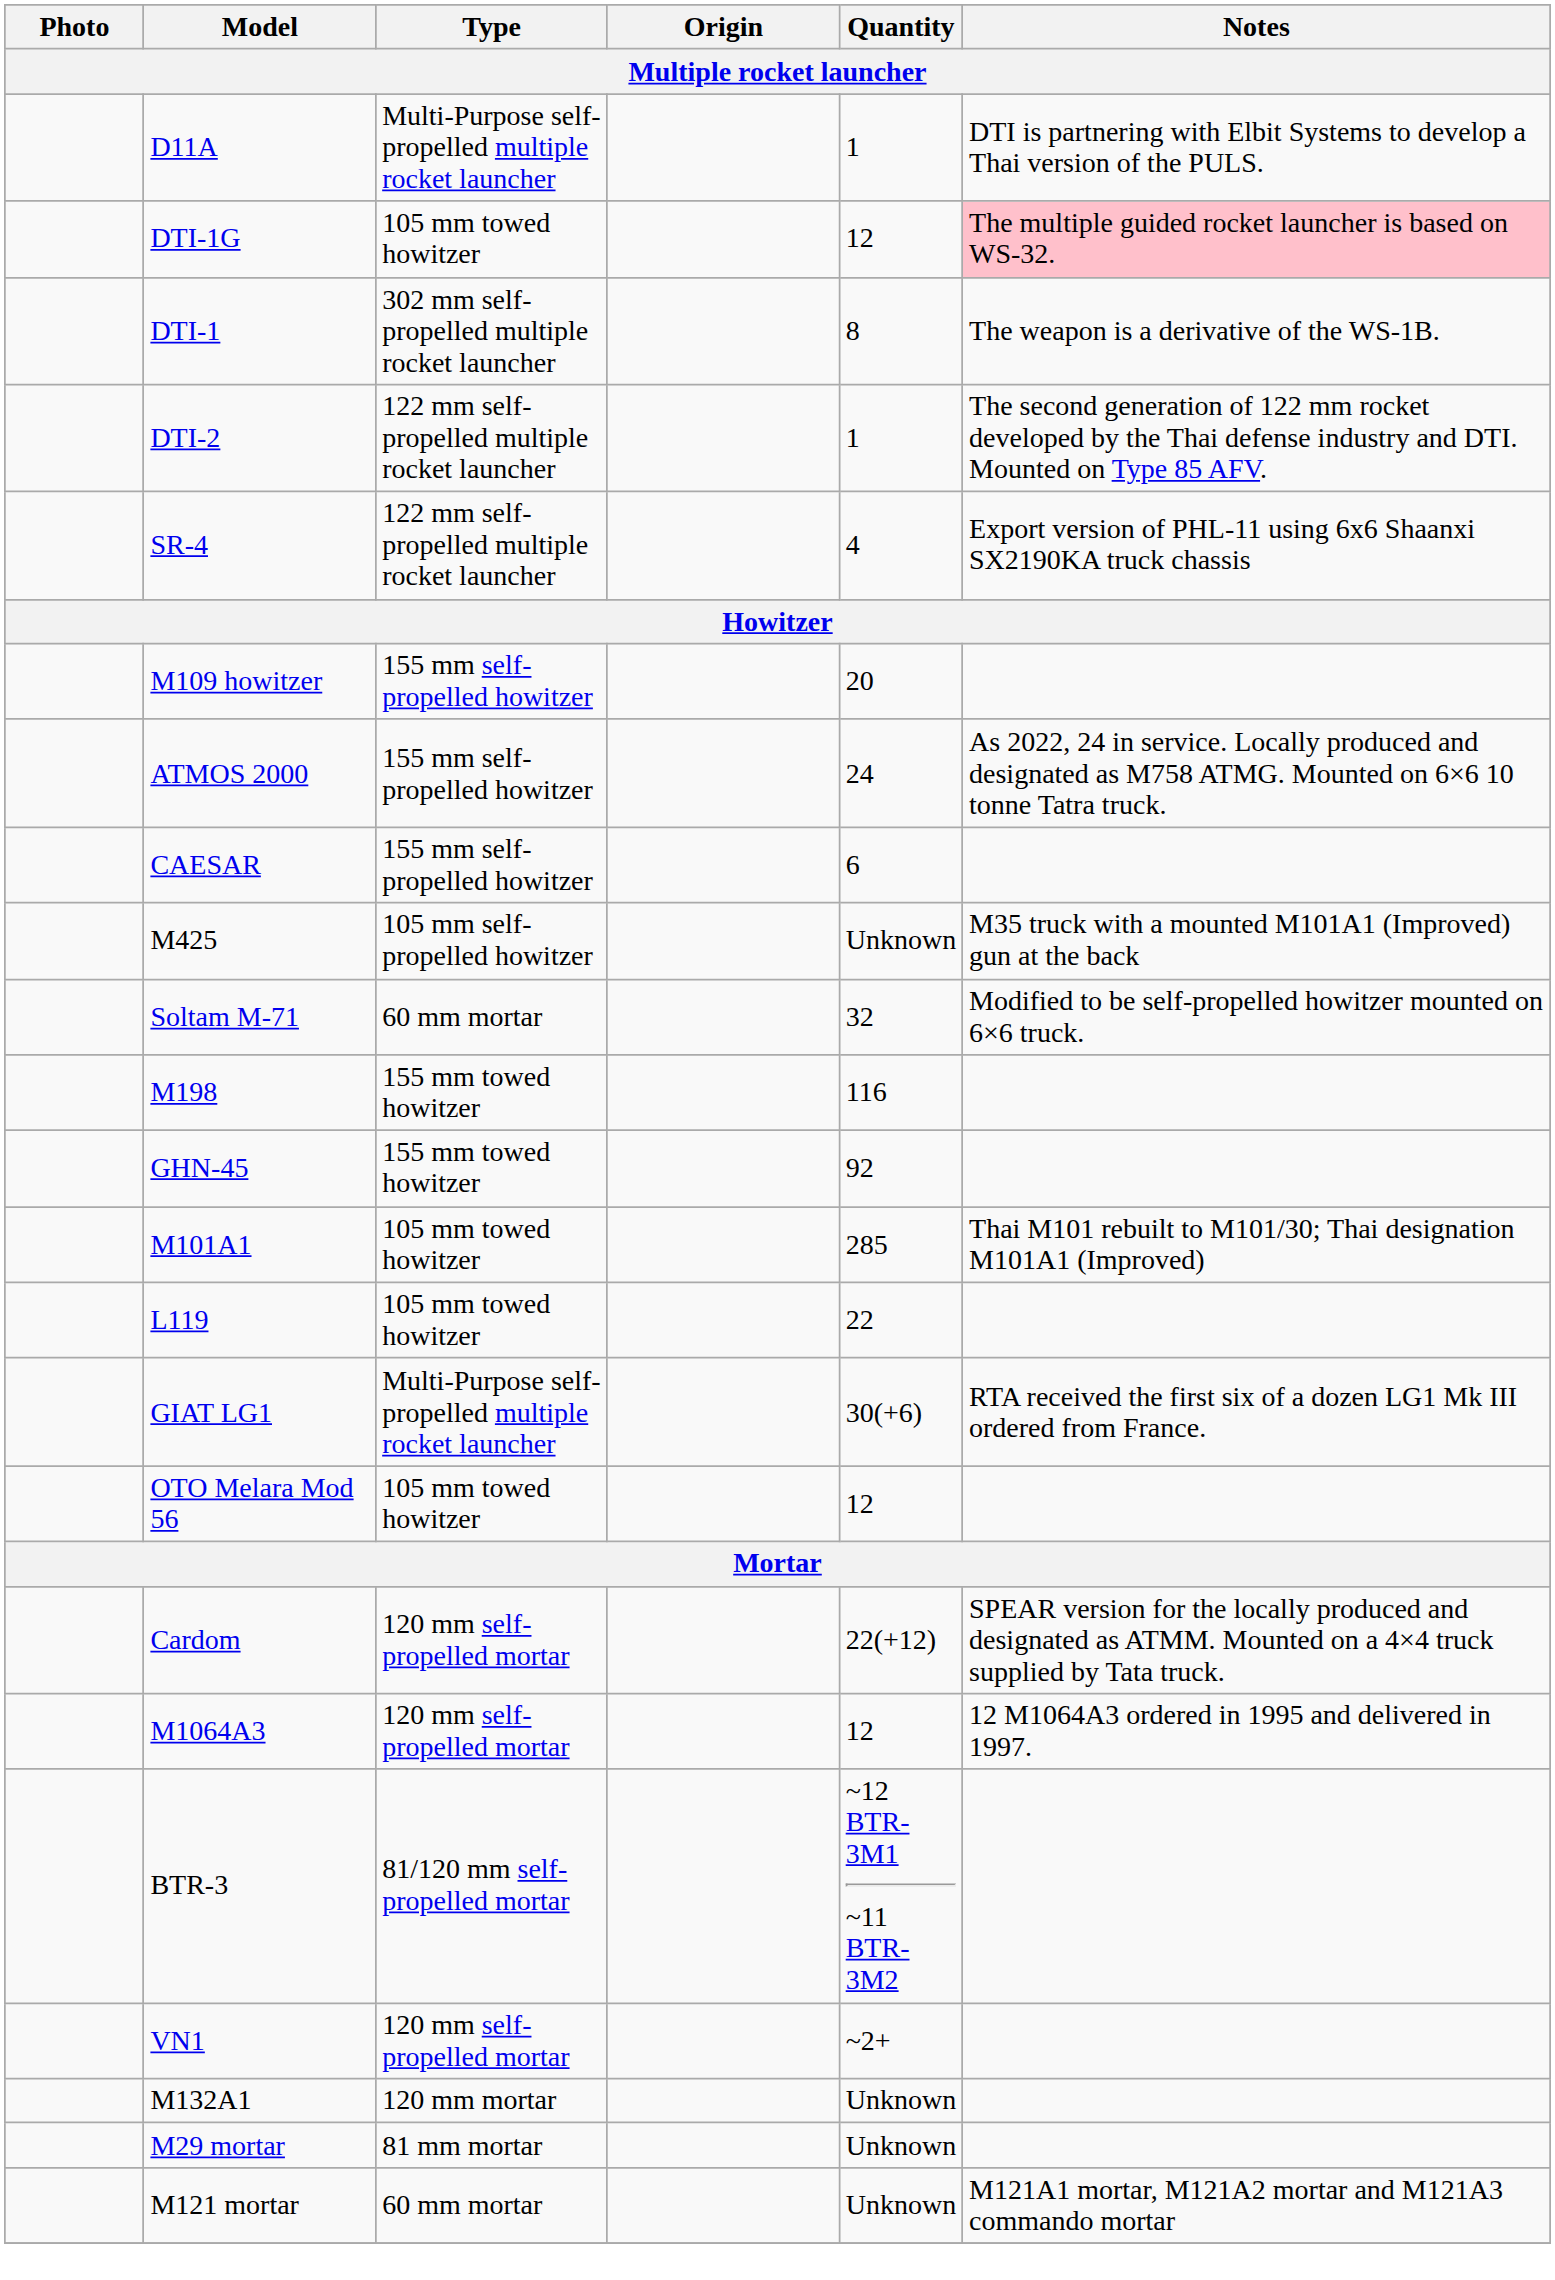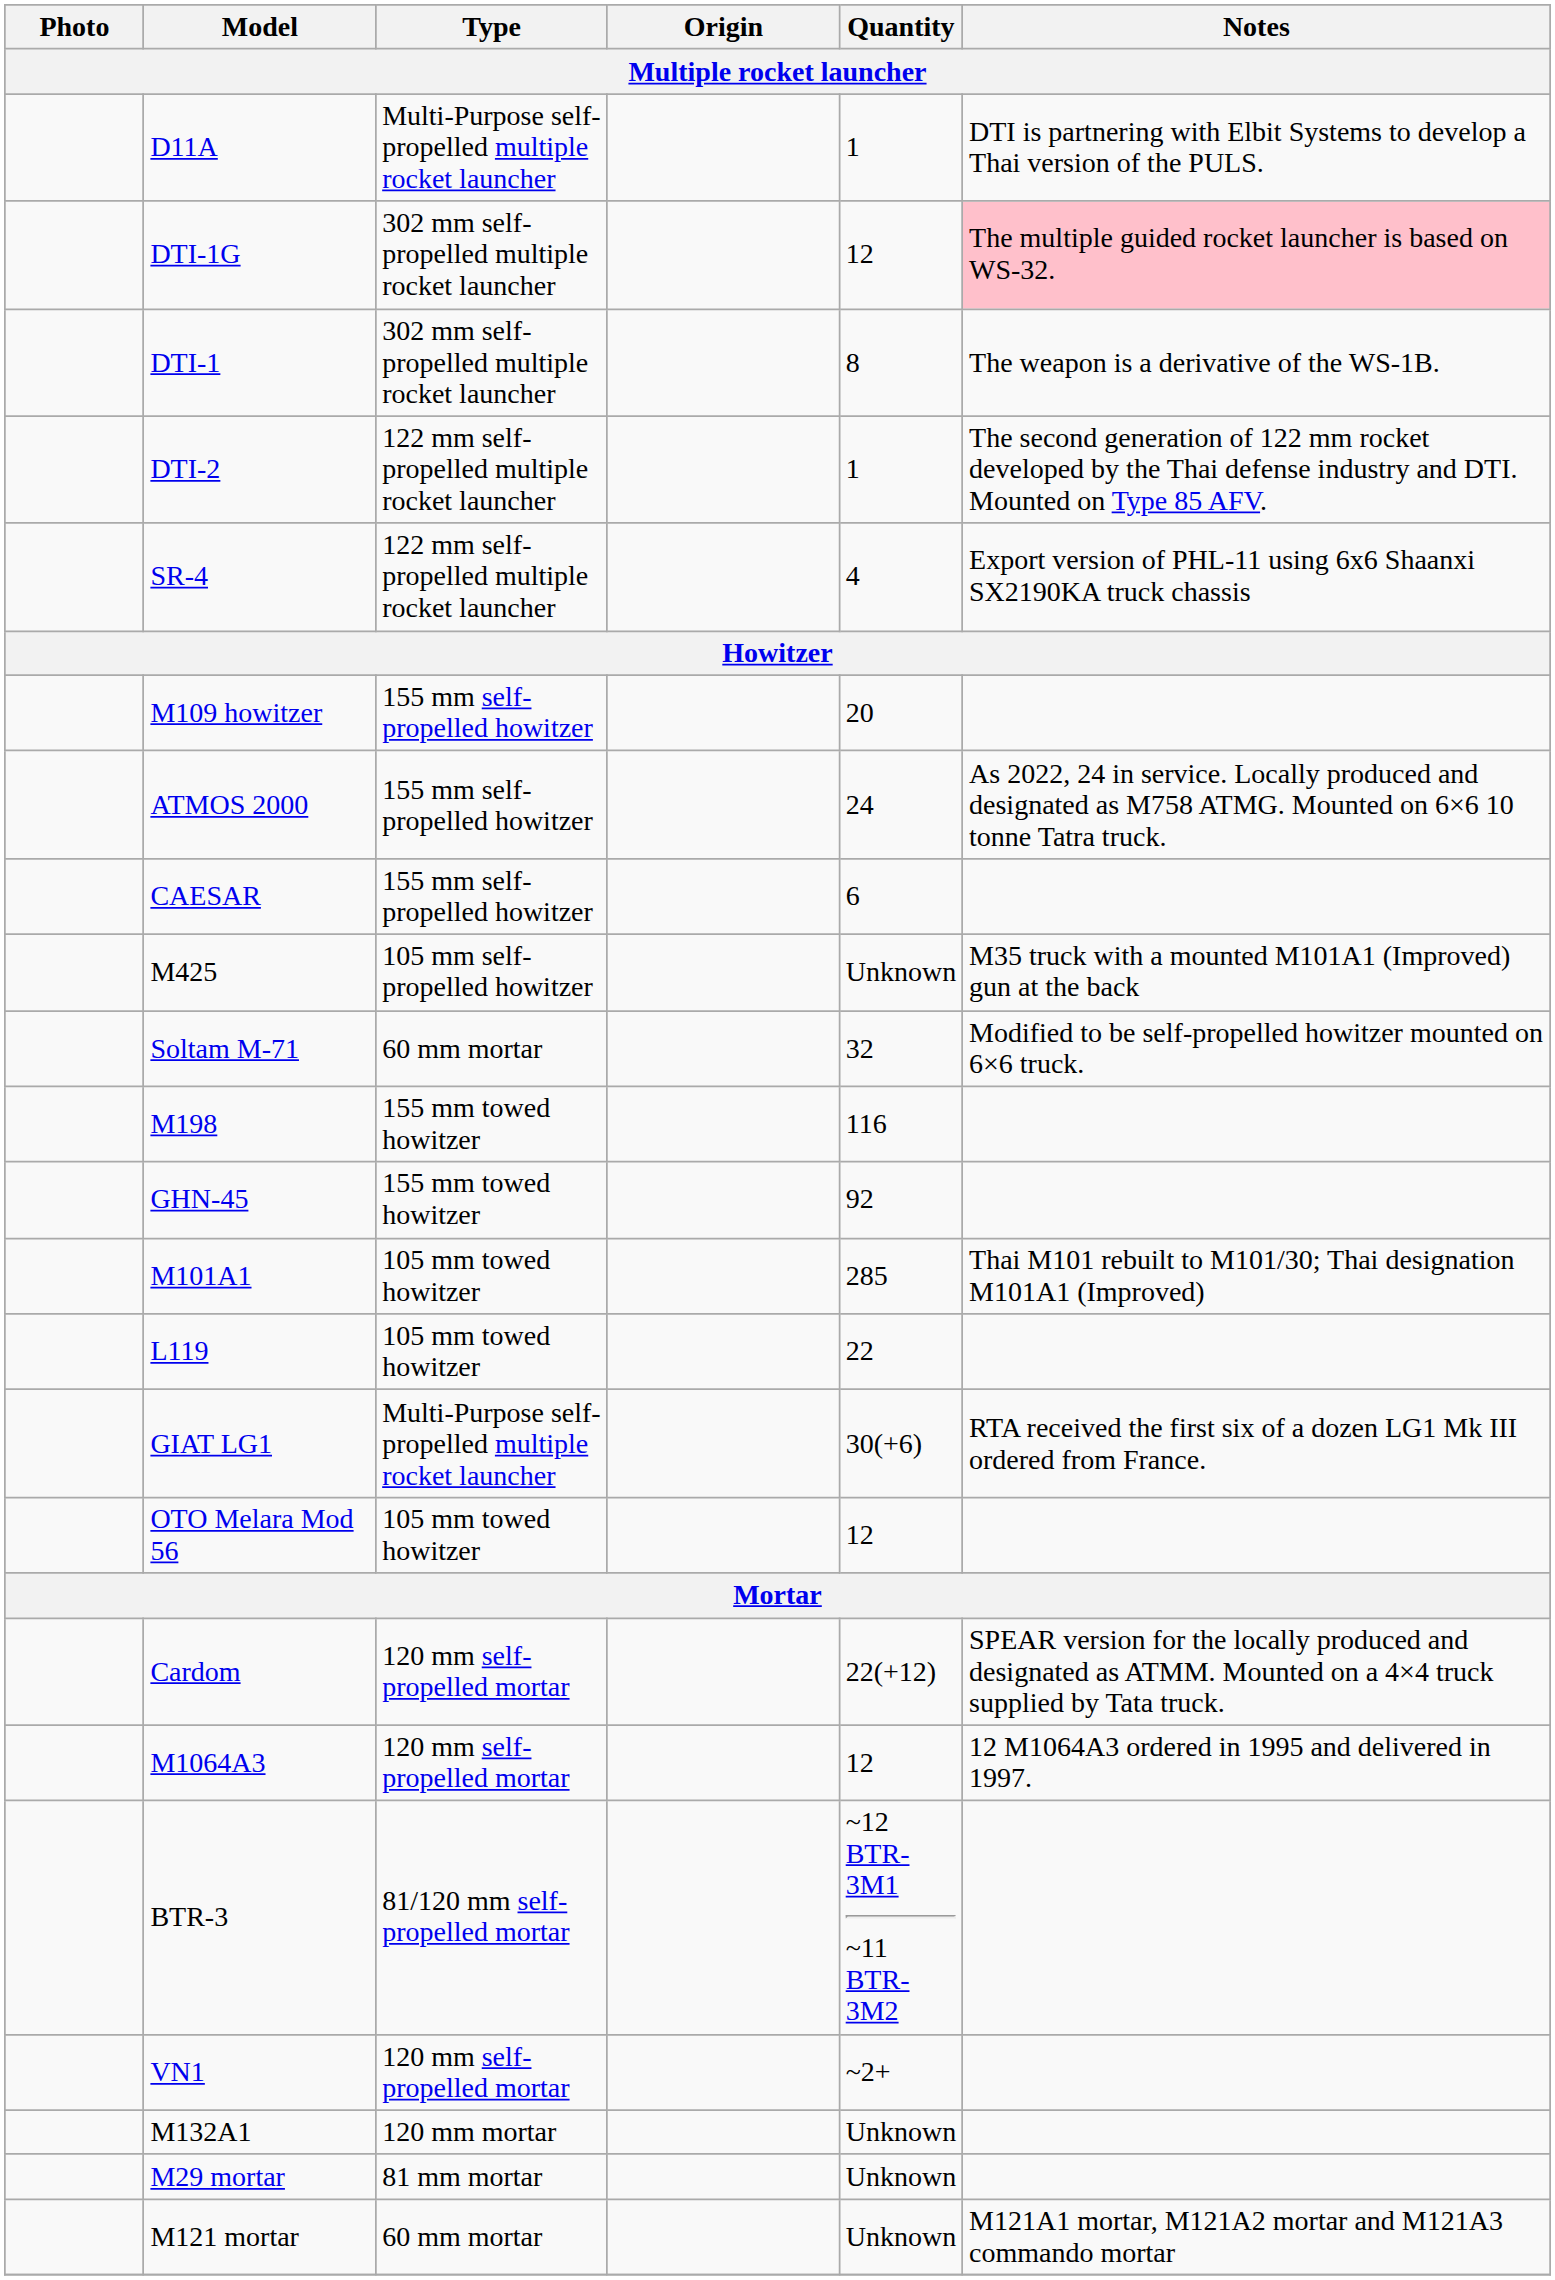(466, 238) 105 mm towed howitzer -> (485, 254) 302 mm self-propelled multiple rocket launcher
